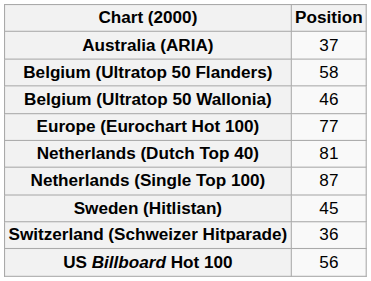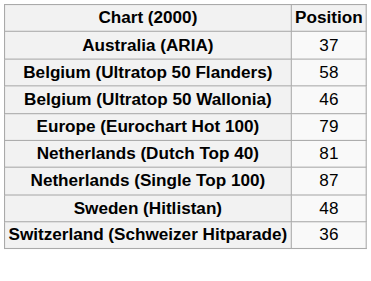(329, 126) 77 -> (329, 126) 79
(329, 208) 45 -> (329, 208) 48
- row: (148, 262)
